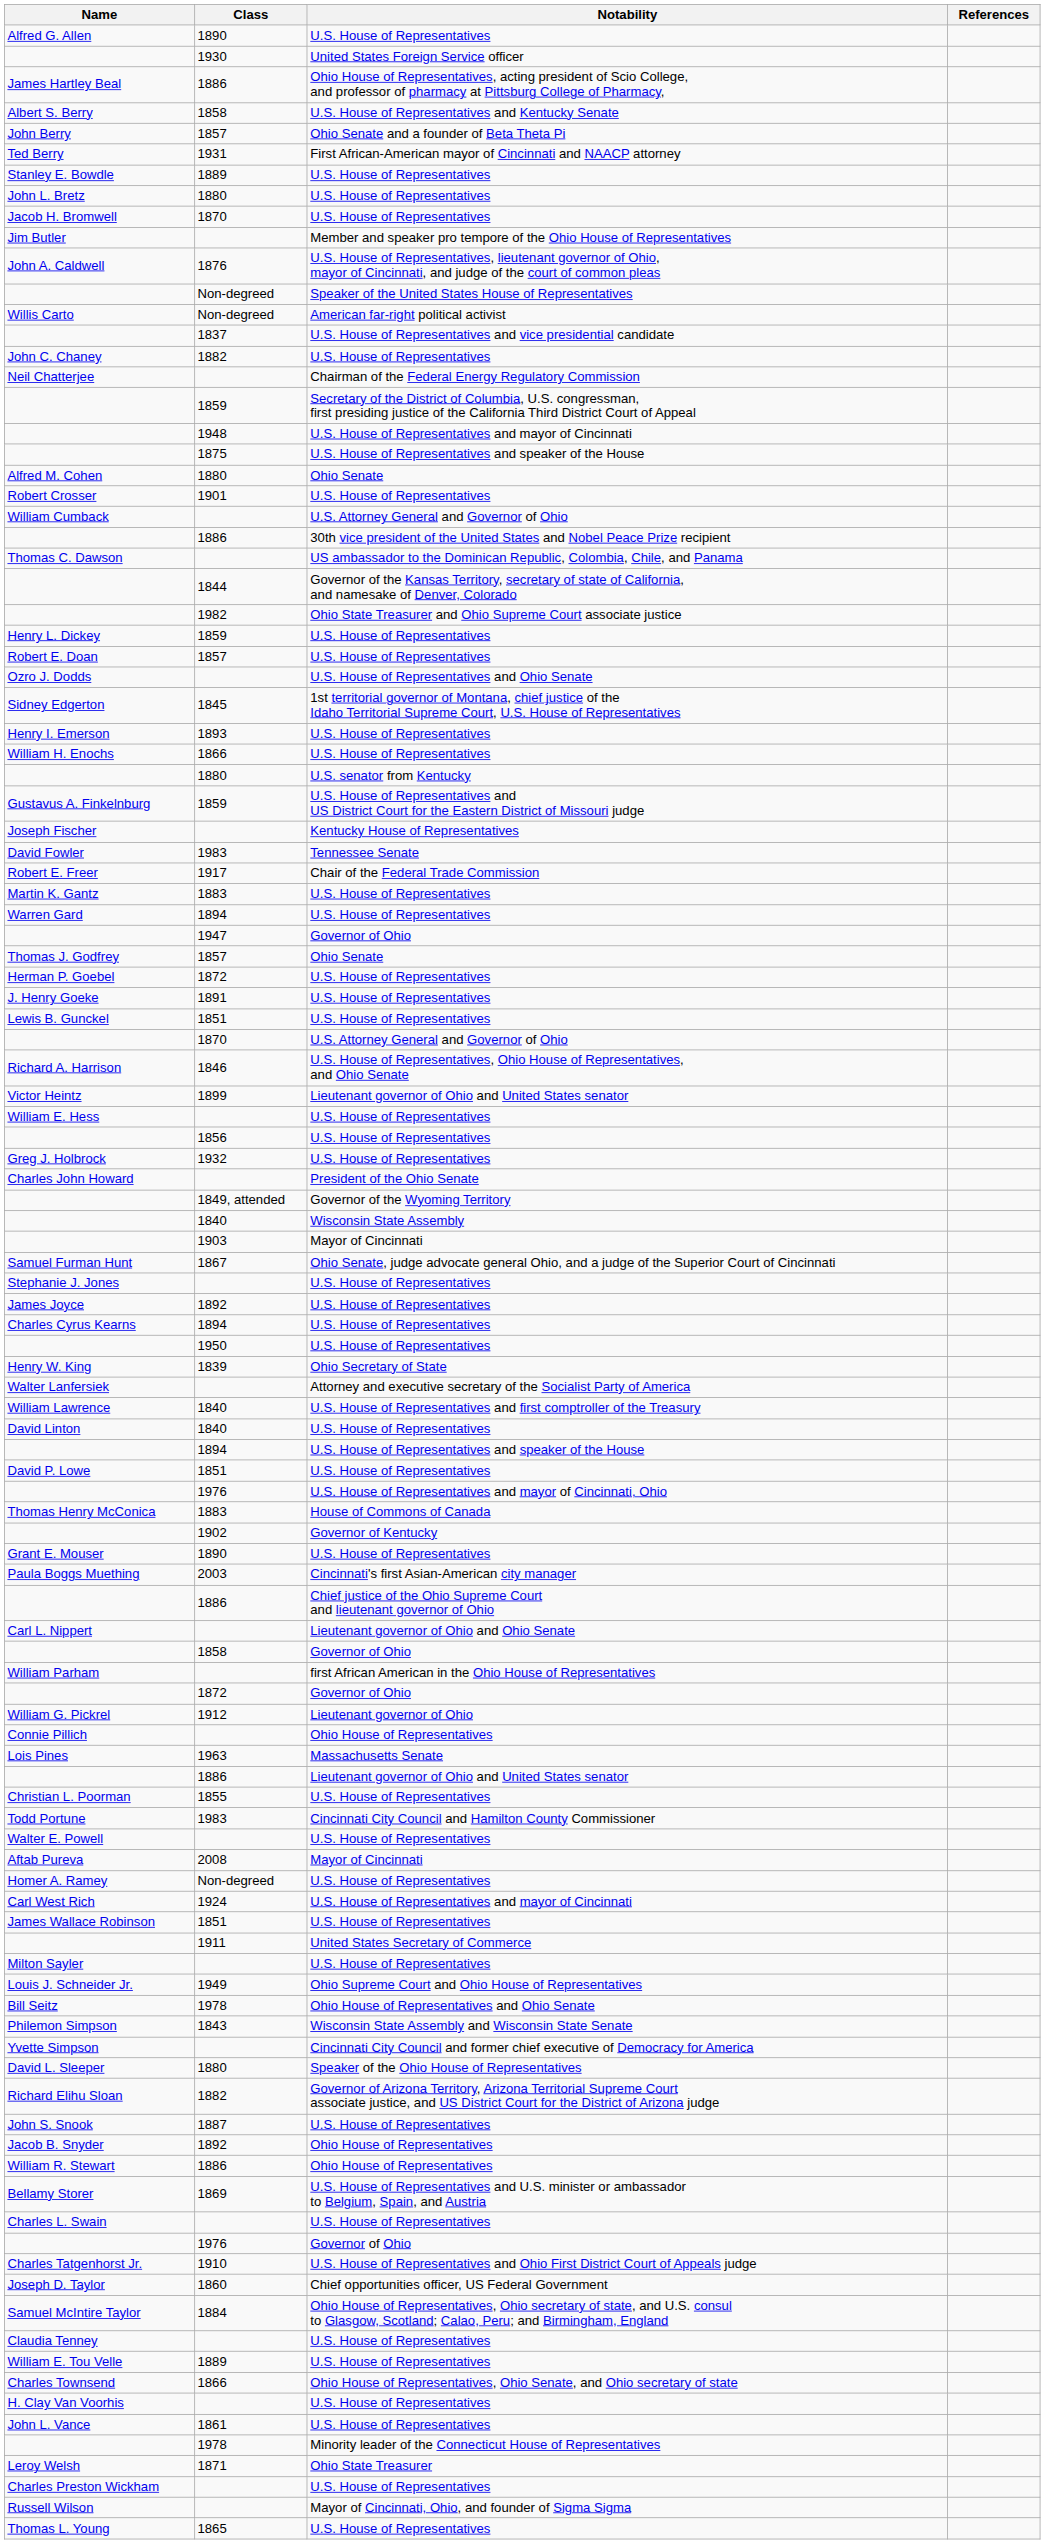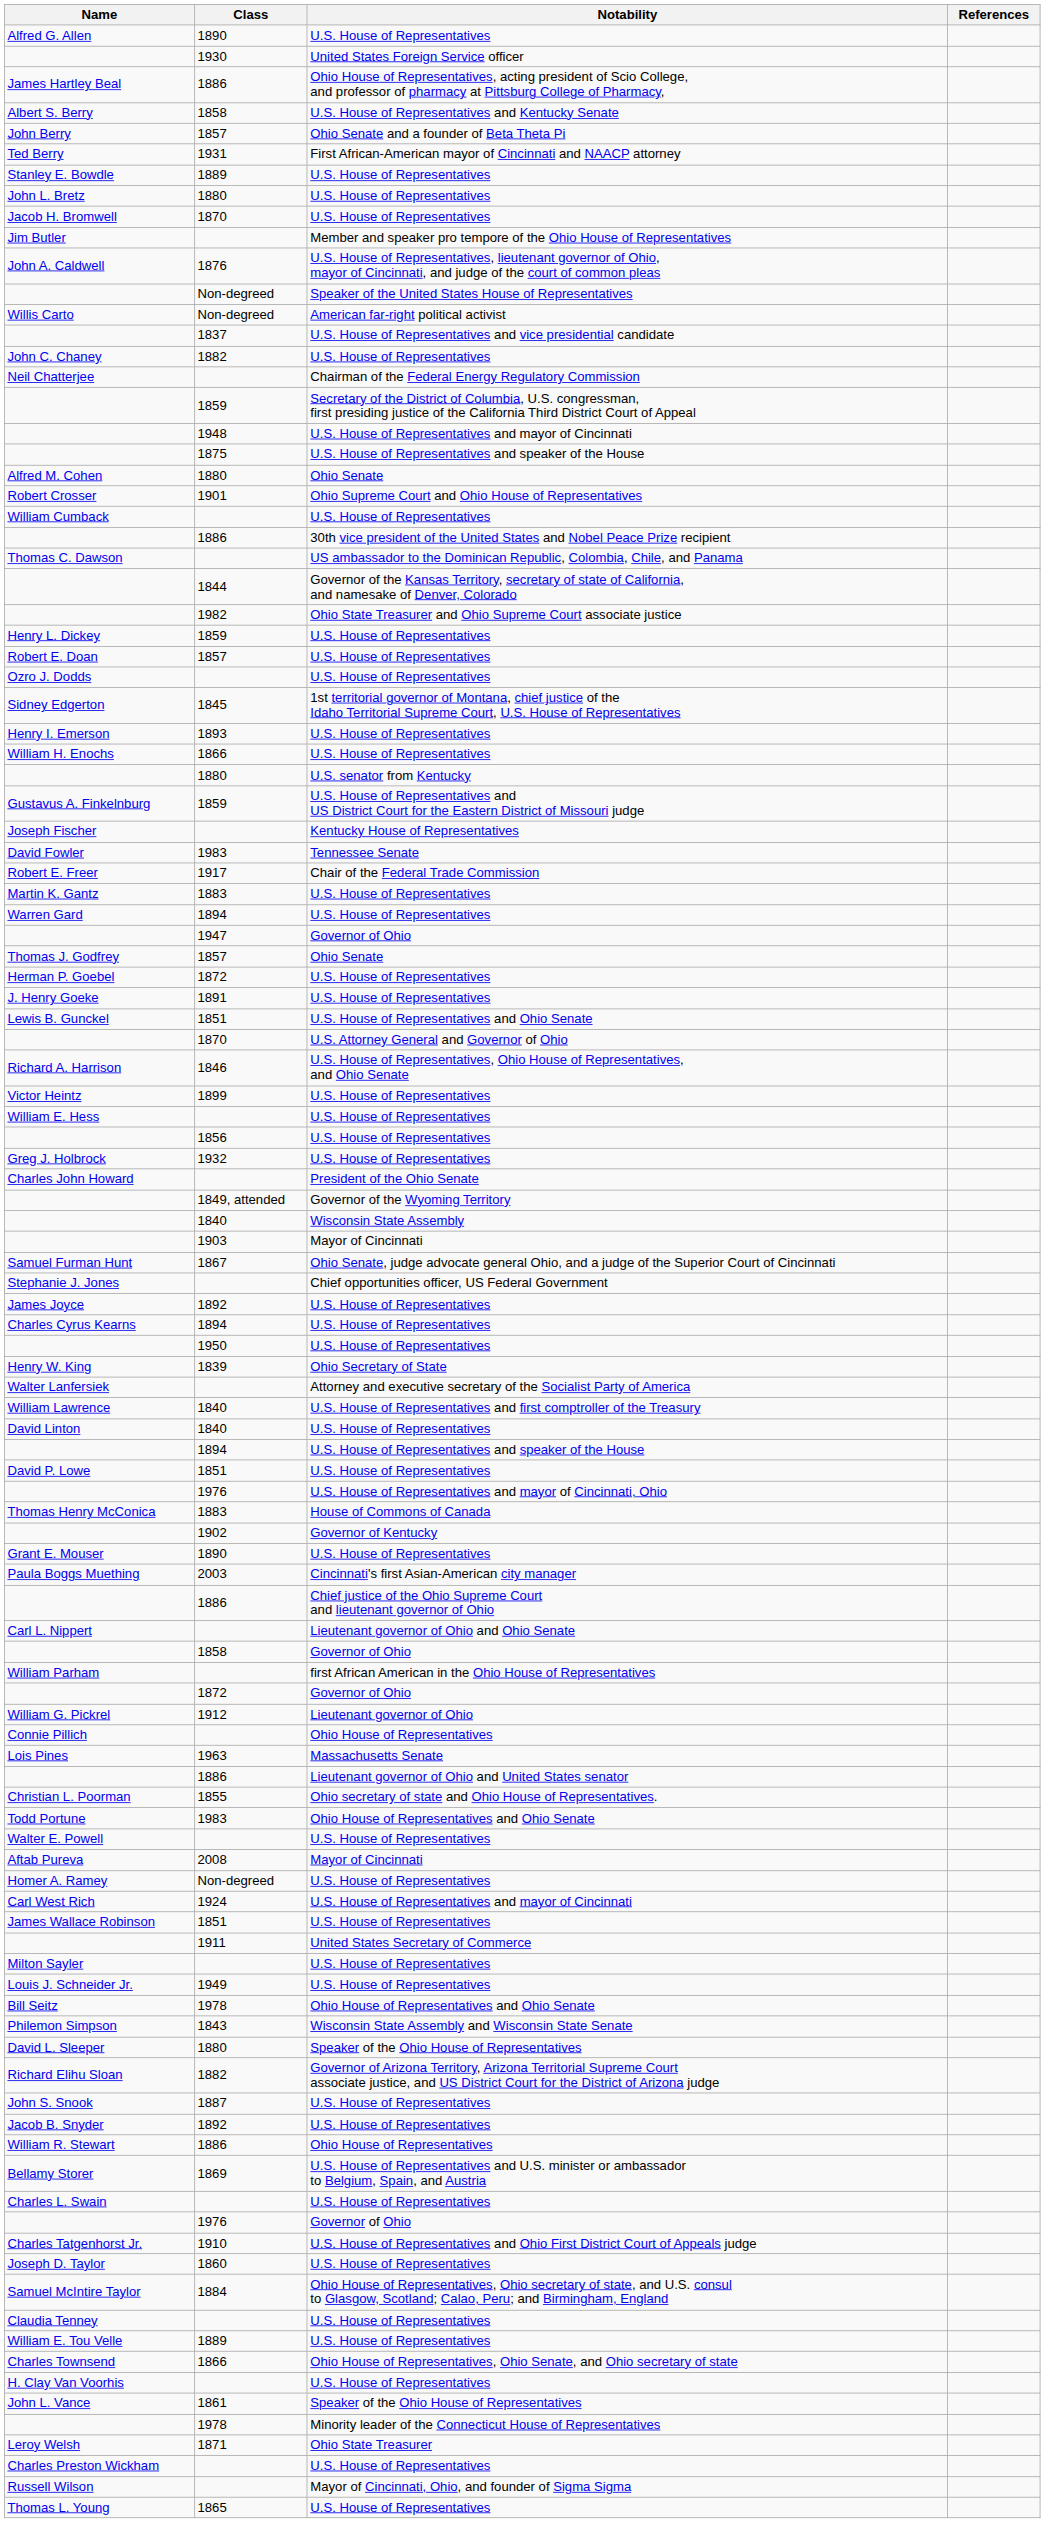(400, 496) U.S. House of Representatives -> (476, 496) Ohio Supreme Court and Ohio House of Representatives
(439, 516) U.S. Attorney General and Governor of Ohio -> (400, 516) U.S. House of Representatives
(451, 677) U.S. House of Representatives and Ohio Senate -> (400, 677) U.S. House of Representatives
(400, 1018) U.S. House of Representatives -> (451, 1018) U.S. House of Representatives and Ohio Senate
(469, 1096) Lieutenant governor of Ohio and United States senator -> (400, 1096) U.S. House of Representatives
(400, 1283) U.S. House of Representatives -> (459, 1283) Chief opportunities officer, US Federal Government
(400, 1797) U.S. House of Representatives -> (484, 1797) Ohio secretary of state and Ohio House of Representatives.
(483, 1818) Cincinnati City Council and Hamilton County Commissioner -> (453, 1818) Ohio House of Representatives and Ohio Senate
(476, 1984) Ohio Supreme Court and Ohio House of Representatives -> (400, 1984) U.S. House of Representatives
- row: (53, 2047)
(401, 2145) Ohio House of Representatives -> (400, 2124) U.S. House of Representatives
(459, 2284) Chief opportunities officer, US Federal Government -> (400, 2264) U.S. House of Representatives
(400, 2424) U.S. House of Representatives -> (446, 2403) Speaker of the Ohio House of Representatives
